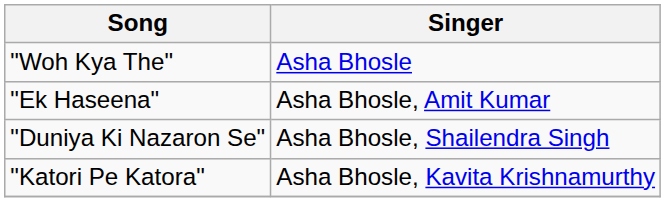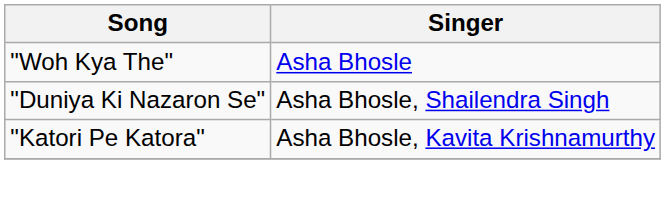- row: (85, 100)
